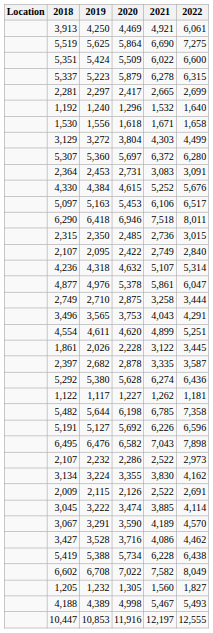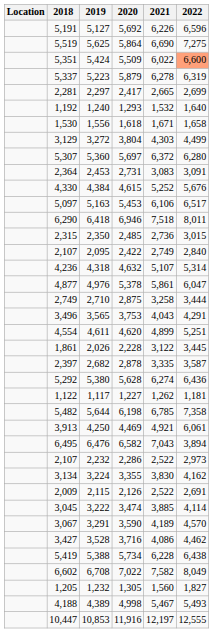rows swapped: (98, 428) <-> (98, 28)
(195, 60) no background -> (195, 60) lightsalmon background
(195, 76) 6,315 -> (195, 76) 6,319
(130, 108) 1,296 -> (130, 108) 1,293
(195, 444) 7,898 -> (195, 444) 3,894
